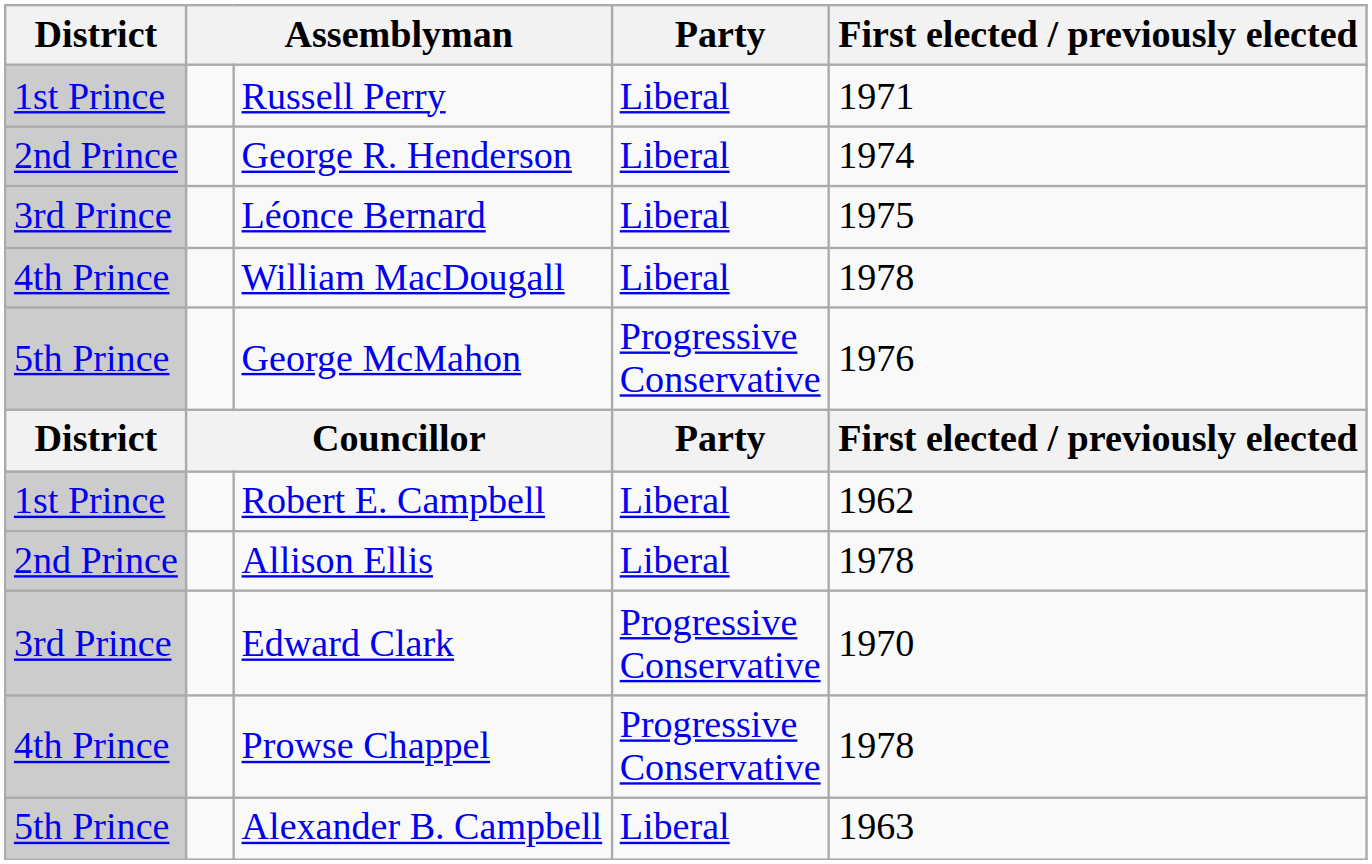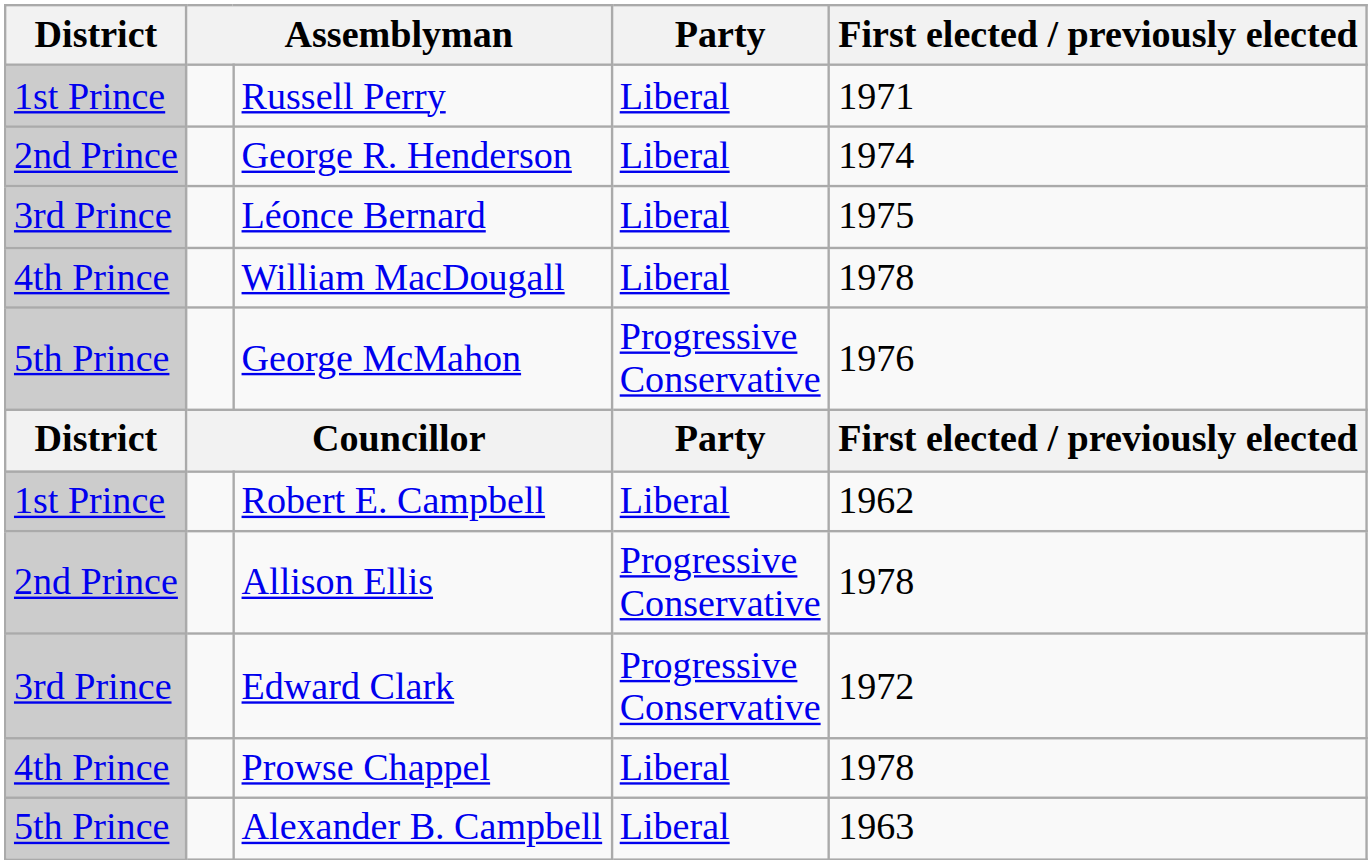(675, 560) Liberal -> (720, 582) Progressive Conservative
(876, 642) 1970 -> (876, 685) 1972
(720, 745) Progressive Conservative -> (675, 767) Liberal
